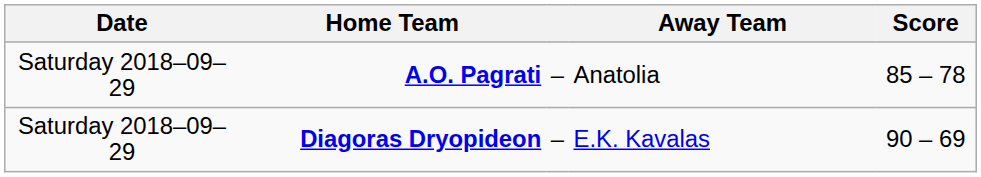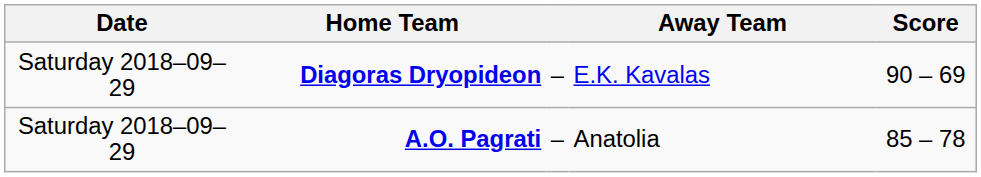rows swapped: (421, 139) <-> (473, 74)
